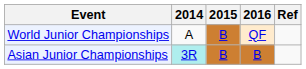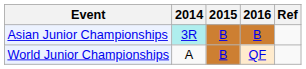rows swapped: (88, 55) <-> (88, 35)
